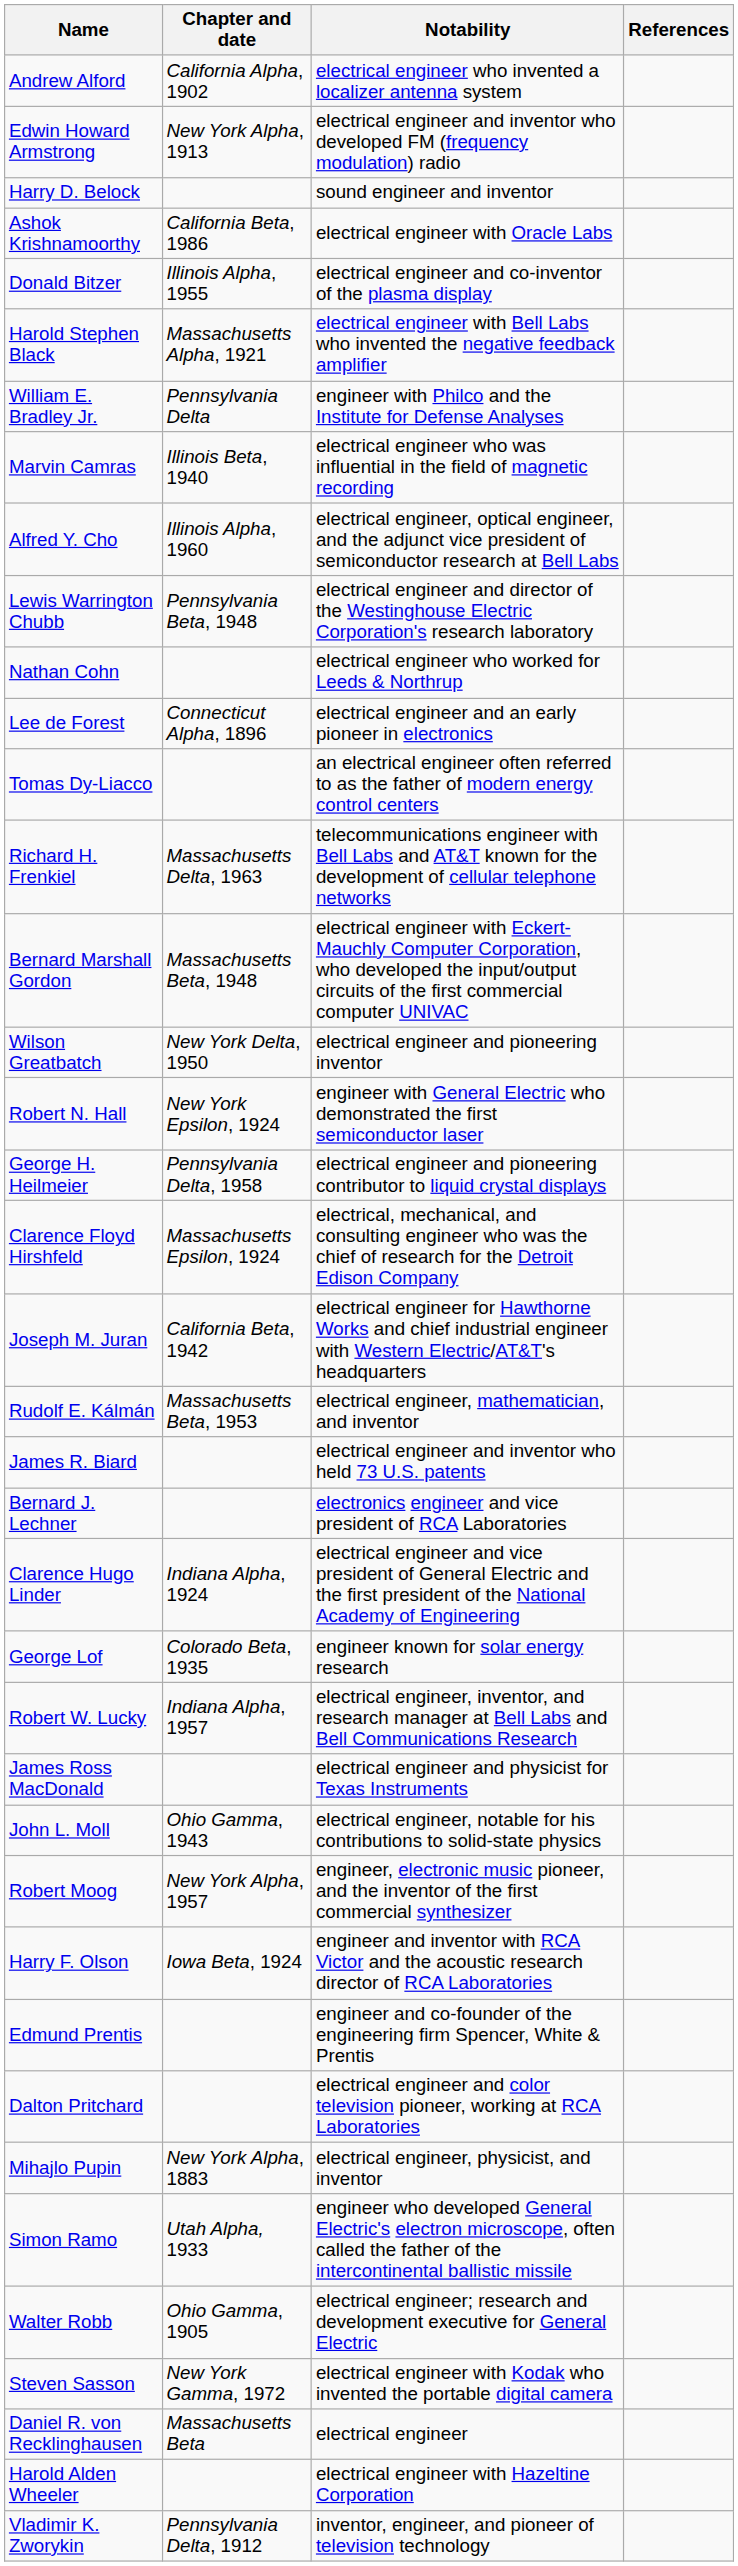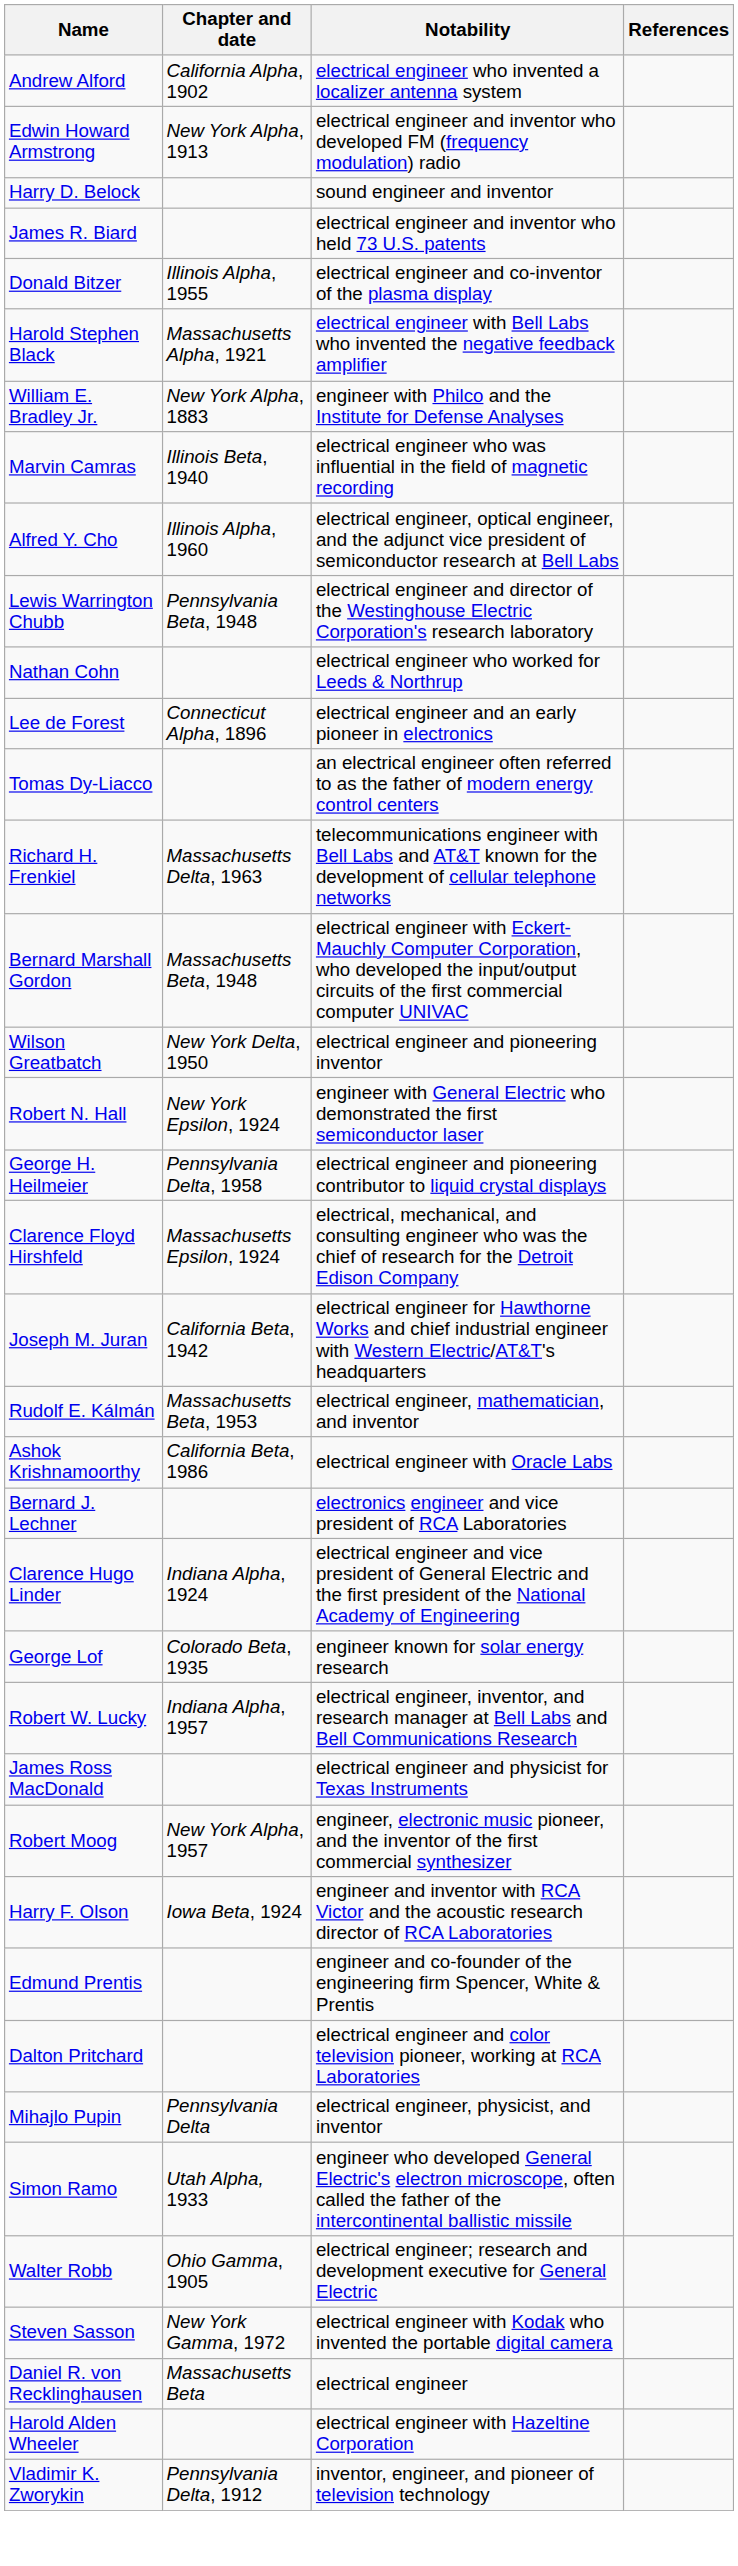rows swapped: (73, 1462) <-> (74, 232)
(222, 406) Pennsylvania Delta -> (235, 406) New York Alpha, 1883
- row: (59, 1829)
(235, 2167) New York Alpha, 1883 -> (222, 2117) Pennsylvania Delta
